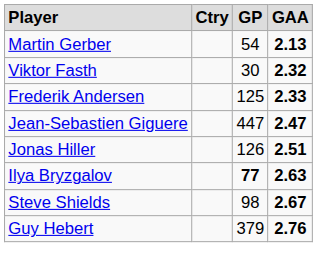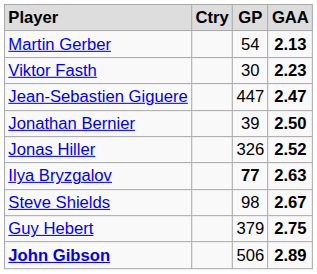(290, 70) 2.32 -> (290, 70) 2.23
- row: (76, 96)
+ row: (72, 123)
(250, 149) 126 -> (250, 149) 326
(290, 149) 2.51 -> (290, 149) 2.52
(290, 228) 2.76 -> (290, 228) 2.75
+ row: (59, 255)
